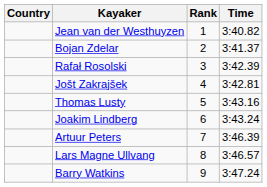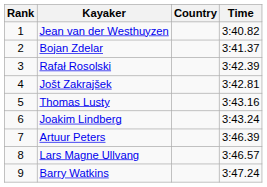columns swapped: (203, 13) <-> (28, 13)
